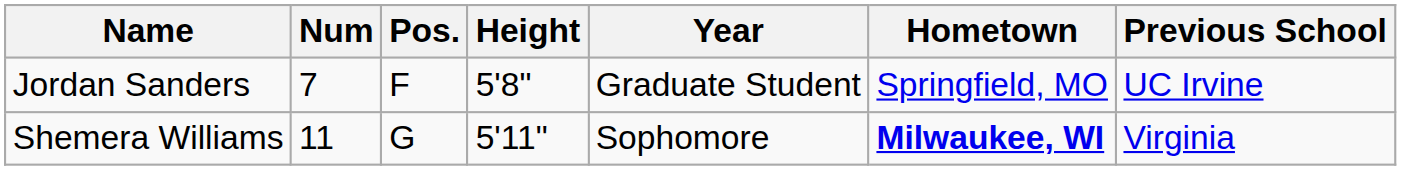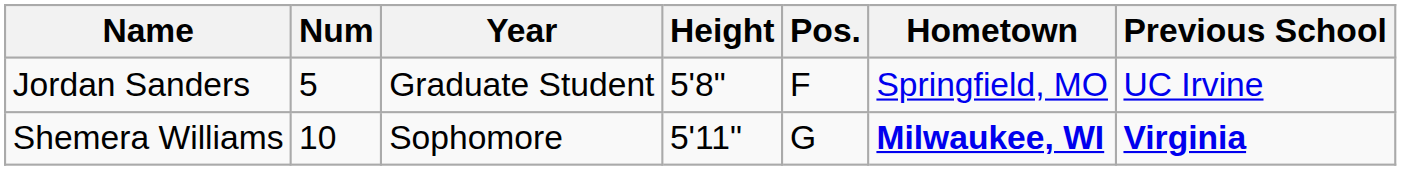columns swapped: (425, 31) <-> (728, 31)
(308, 84) 7 -> (308, 84) 5
(316, 137) 11 -> (318, 137) 10
(1179, 137) normal -> (1185, 137) bold
